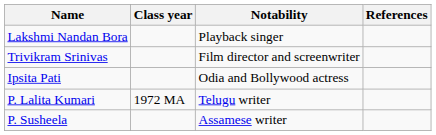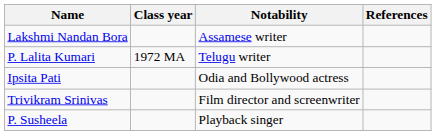(241, 36) Playback singer -> (243, 36) Assamese writer
rows swapped: (51, 99) <-> (58, 57)
(243, 120) Assamese writer -> (241, 120) Playback singer
